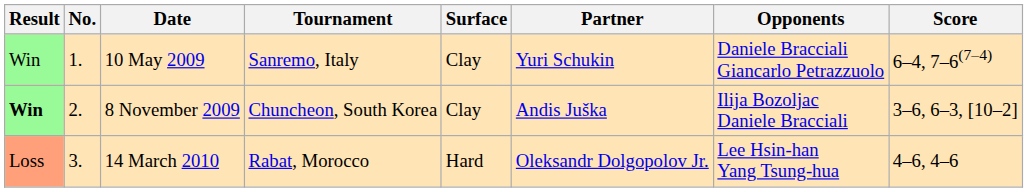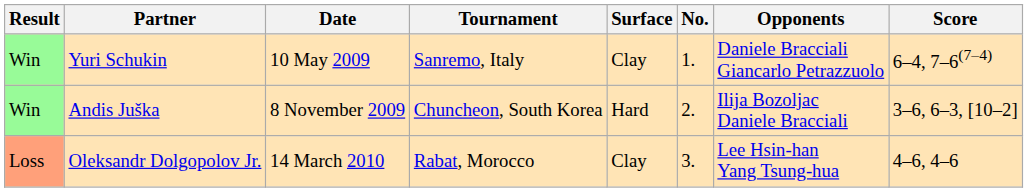columns swapped: (82, 19) <-> (612, 19)
(26, 110) bold -> (25, 110) normal
(464, 110) Clay -> (630, 110) Hard
(465, 161) Hard -> (629, 161) Clay
